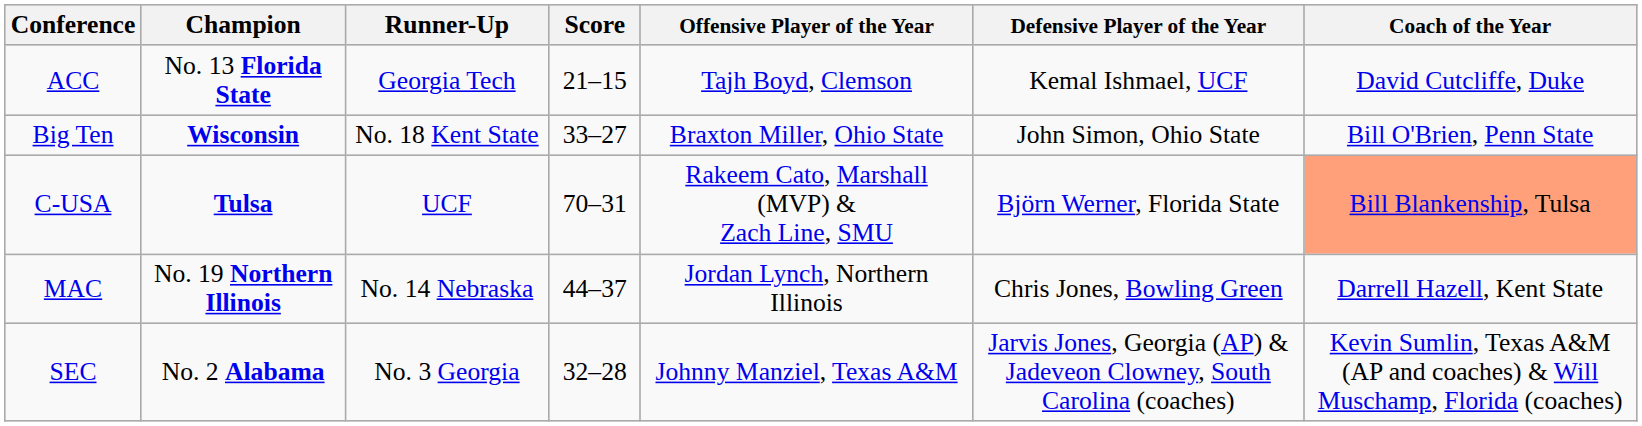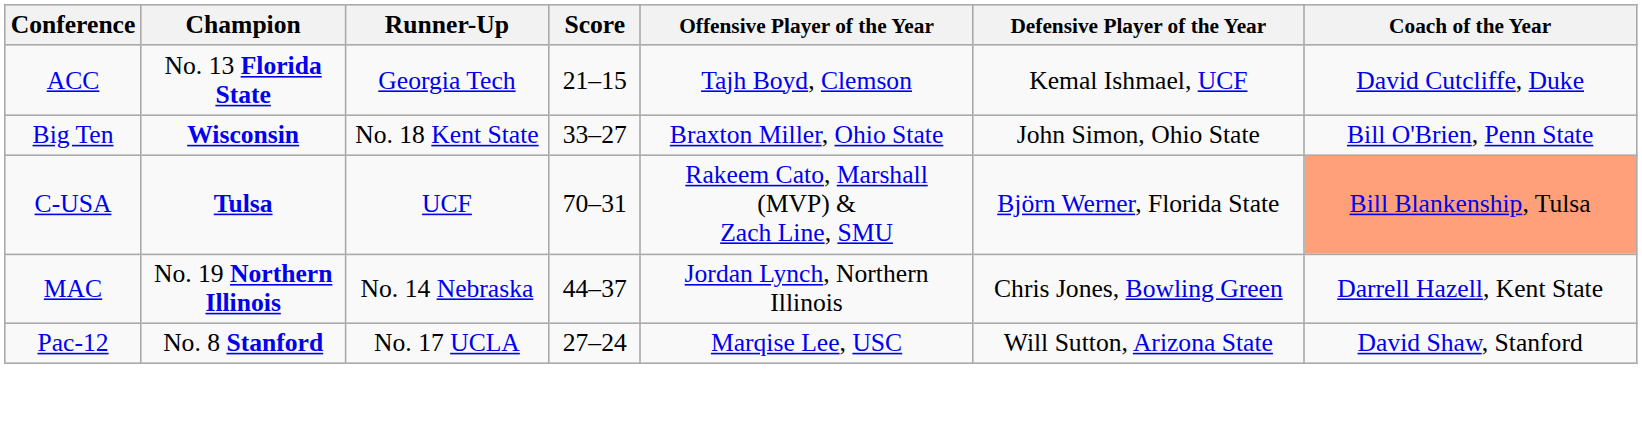+ row: (73, 342)
- row: (73, 371)
